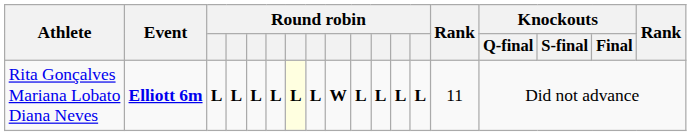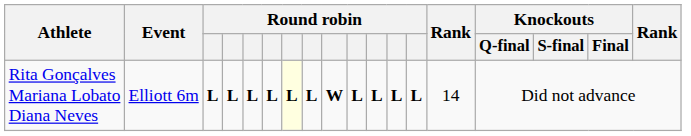(166, 95) bold -> (164, 95) normal
(455, 95) 11 -> (451, 95) 14
